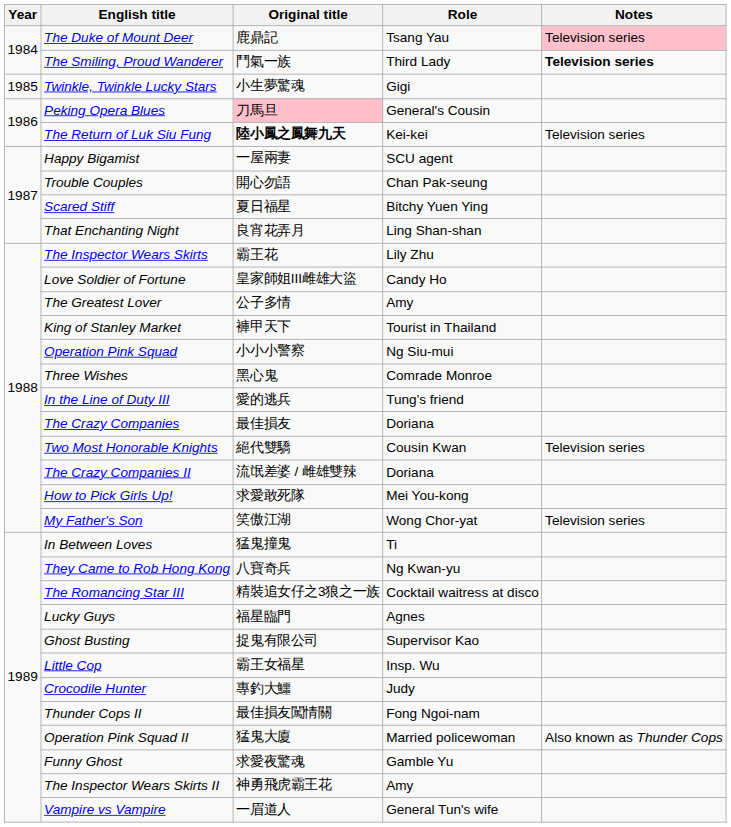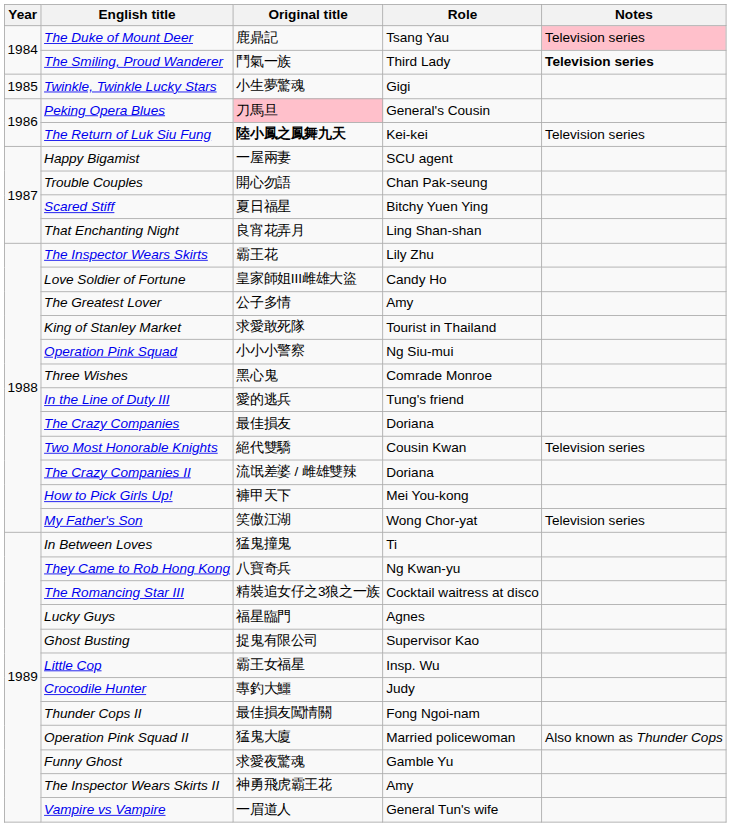(264, 327) 褲甲天下 -> (270, 327) 求愛敢死隊
(270, 495) 求愛敢死隊 -> (264, 495) 褲甲天下
